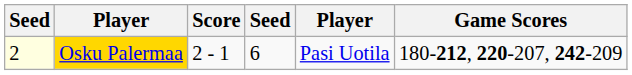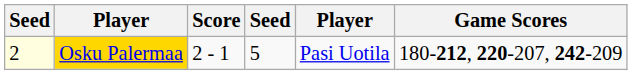(255, 52) 6 -> (255, 52) 5
